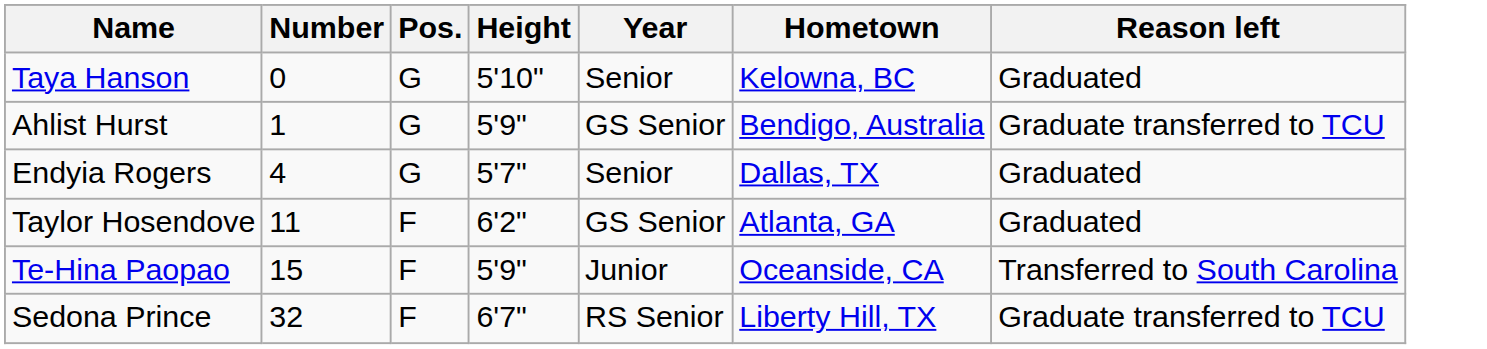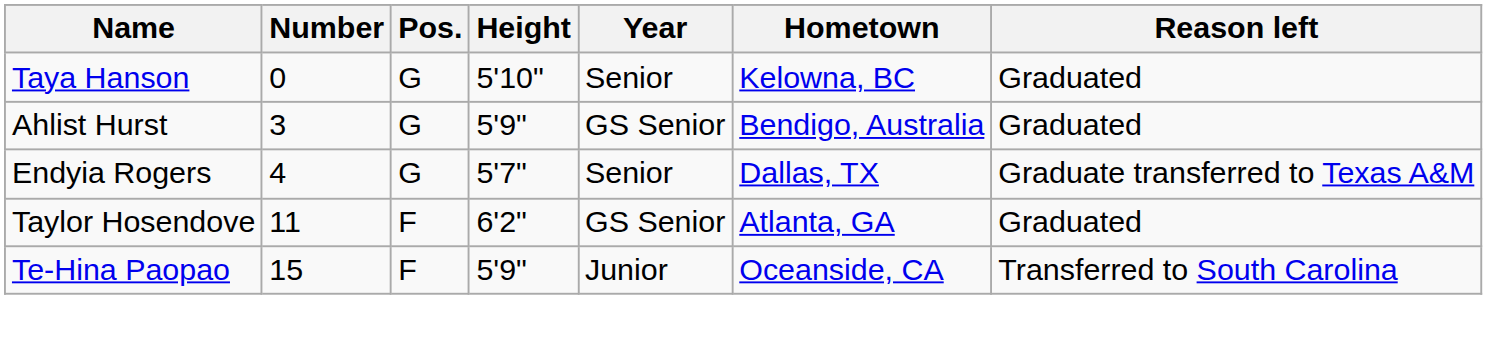(278, 125) 1 -> (278, 125) 3
(1192, 125) Graduate transferred to TCU -> (1070, 125) Graduated
(1070, 173) Graduated -> (1236, 173) Graduate transferred to Texas A&M
- row: (112, 317)
